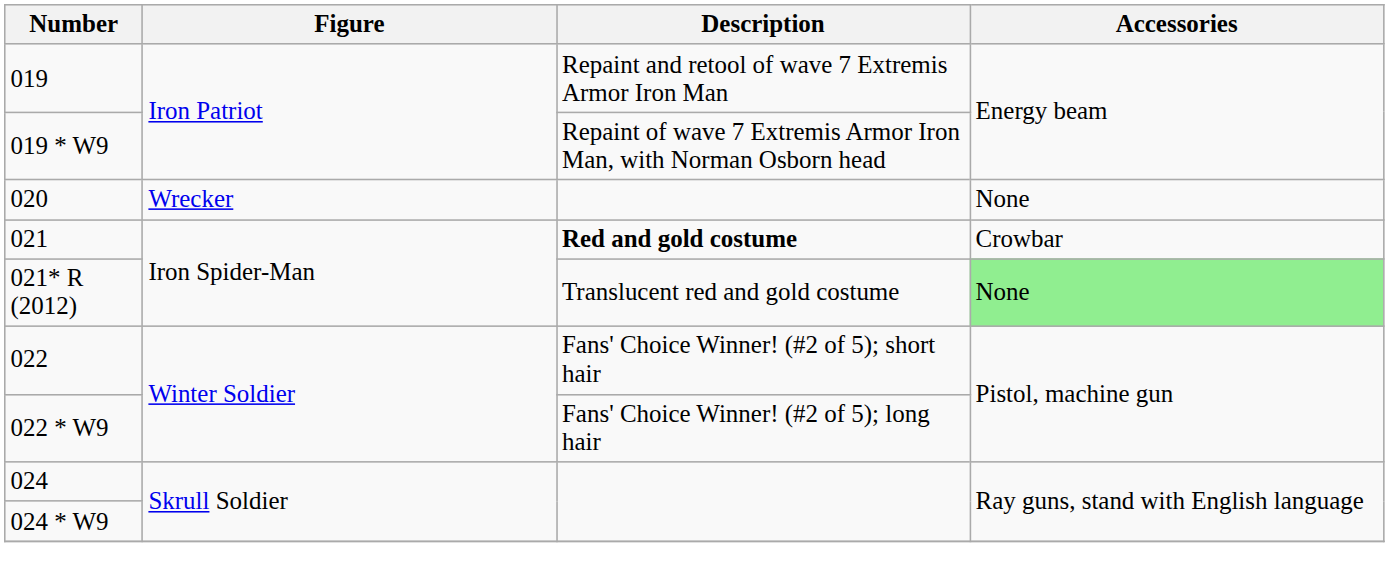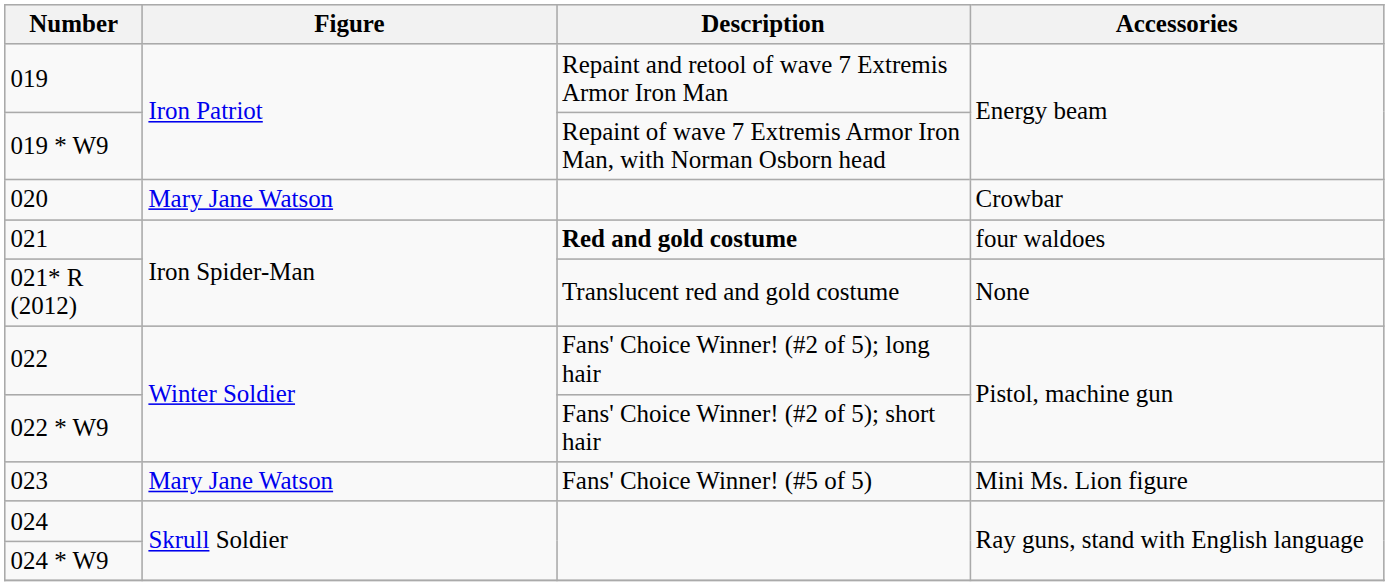(191, 199) Wrecker -> (241, 199) Mary Jane Watson
(1003, 199) None -> (1019, 199) Crowbar
(1019, 238) Crowbar -> (1040, 238) four waldoes
(1003, 292) lightgreen background -> (1003, 292) no background
(749, 360) Fans' Choice Winner! (#2 of 5); short hair -> (746, 360) Fans' Choice Winner! (#2 of 5); long hair
(746, 427) Fans' Choice Winner! (#2 of 5); long hair -> (749, 427) Fans' Choice Winner! (#2 of 5); short hair
+ row: (29, 481)
